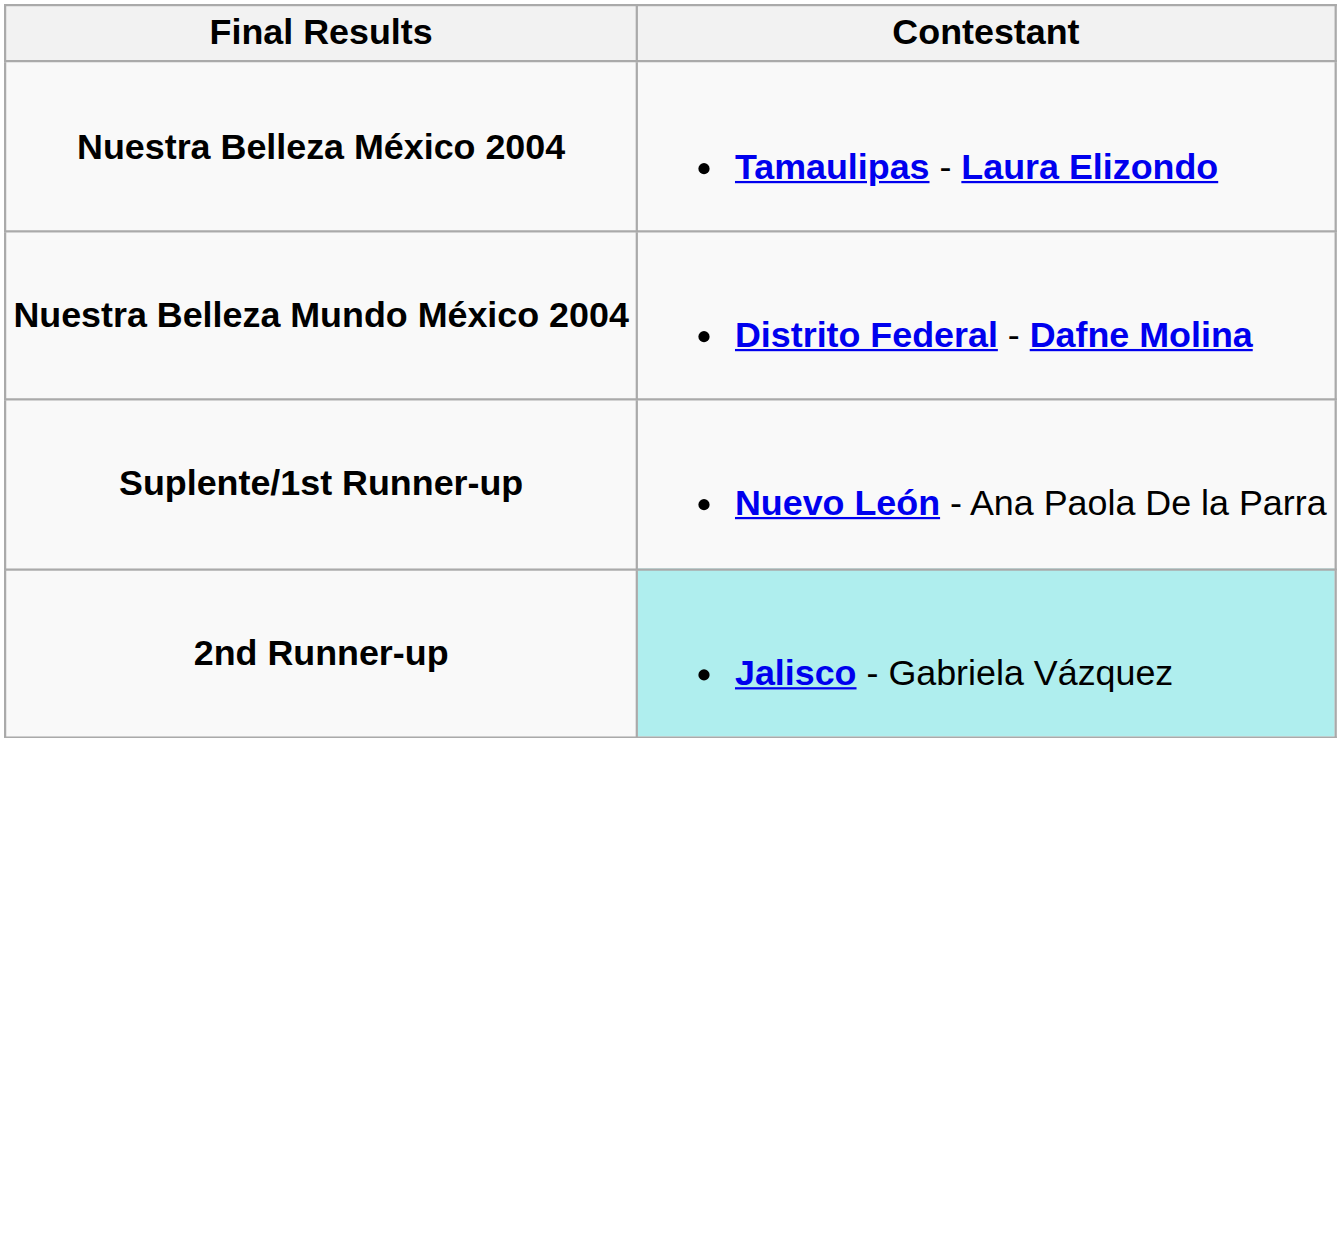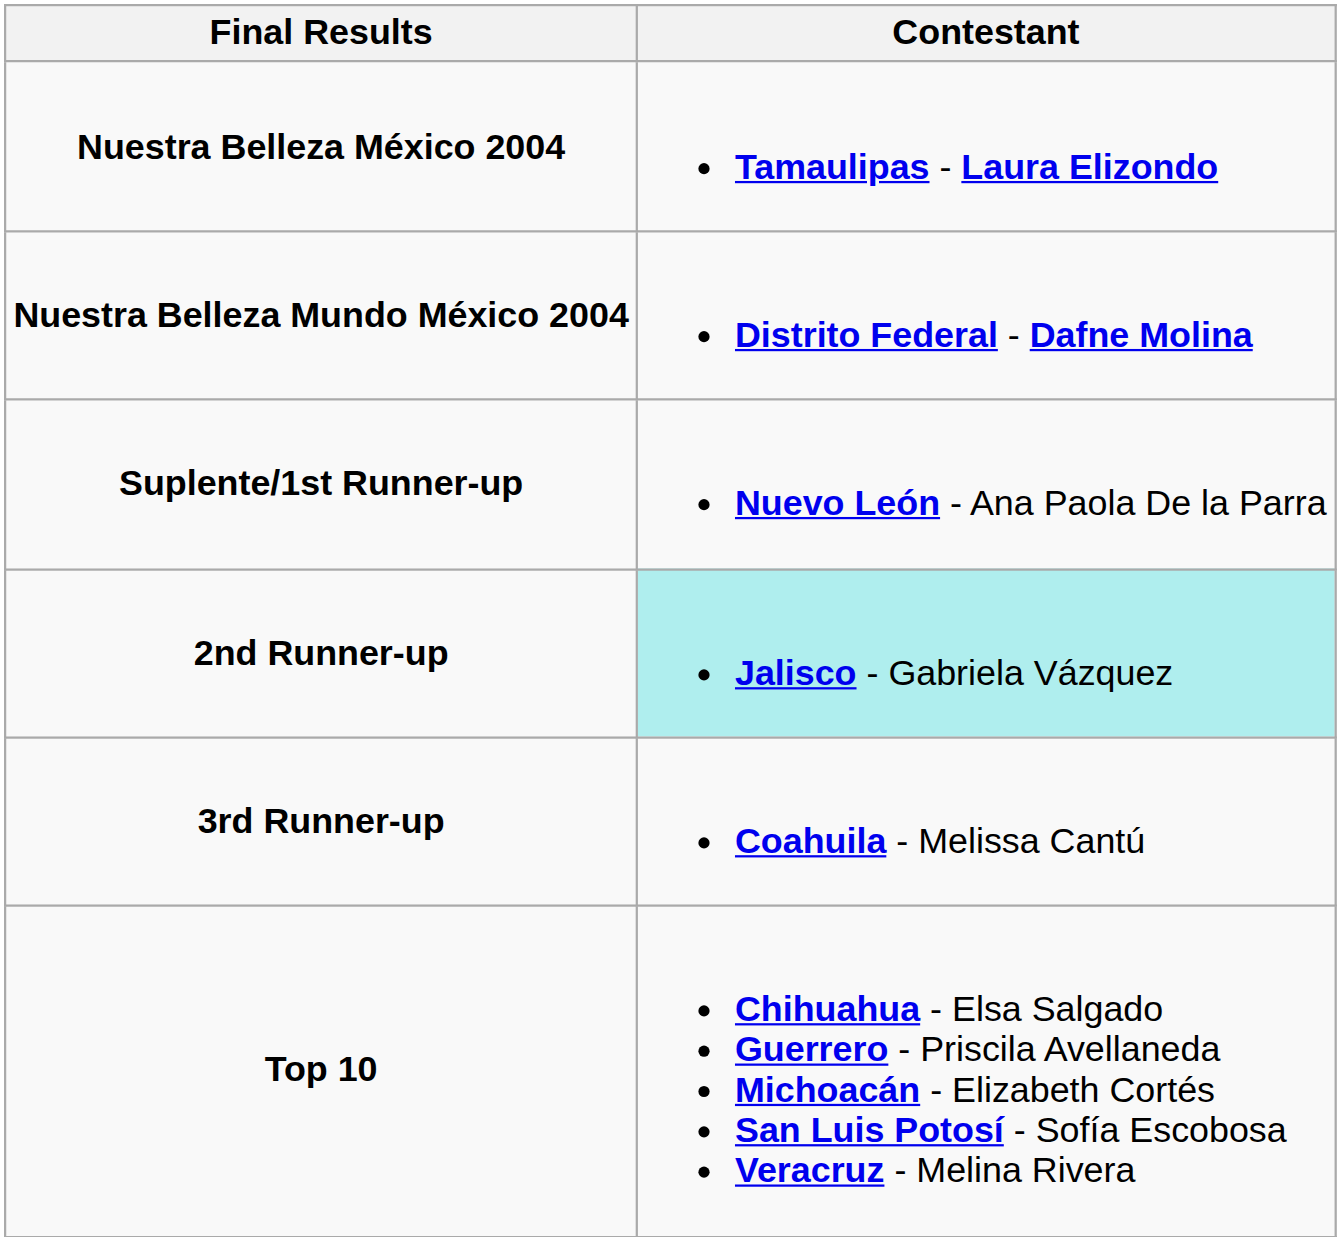+ row: (321, 821)
+ row: (321, 1070)
